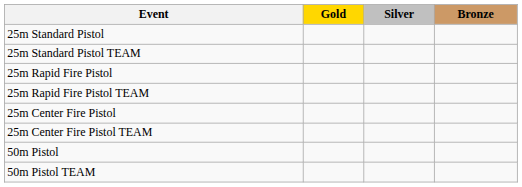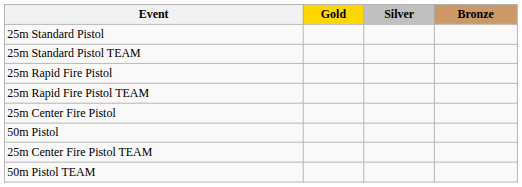rows swapped: (80, 133) <-> (33, 152)
